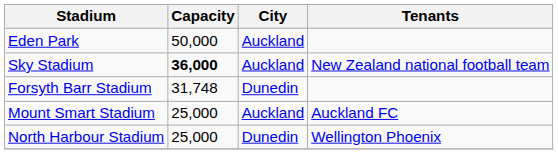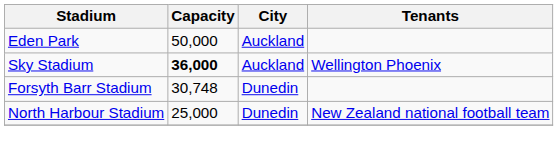(430, 64) New Zealand national football team -> (376, 64) Wellington Phoenix
(195, 88) 31,748 -> (195, 88) 30,748
- row: (81, 112)
(376, 137) Wellington Phoenix -> (430, 112) New Zealand national football team
